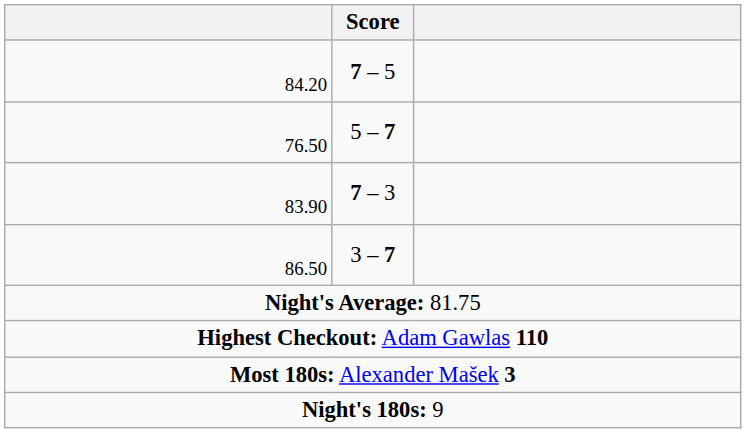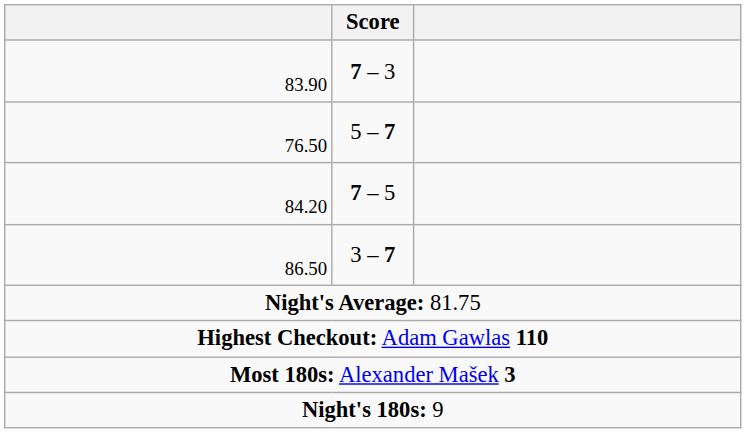rows swapped: (306, 84) <-> (306, 207)
